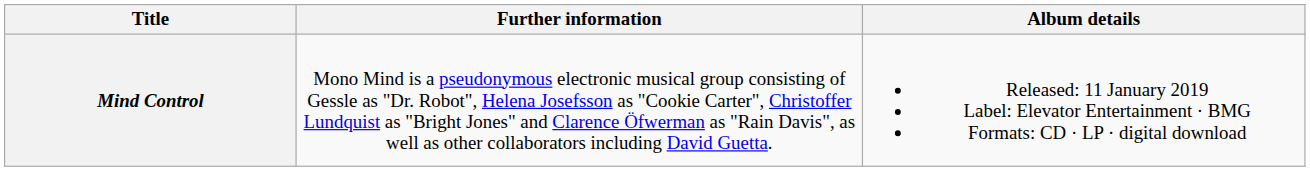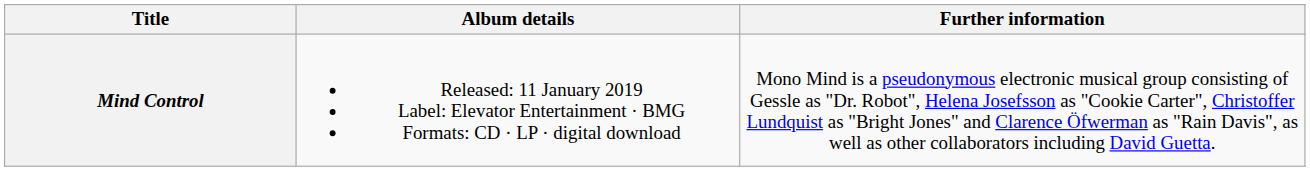columns swapped: (1084, 19) <-> (579, 19)
